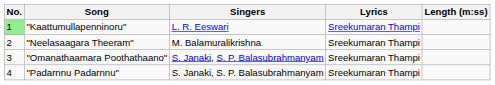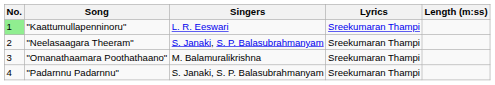(216, 42) M. Balamuralikrishna -> (248, 42) S. Janaki, S. P. Balasubrahmanyam
(248, 58) S. Janaki, S. P. Balasubrahmanyam -> (216, 58) M. Balamuralikrishna
